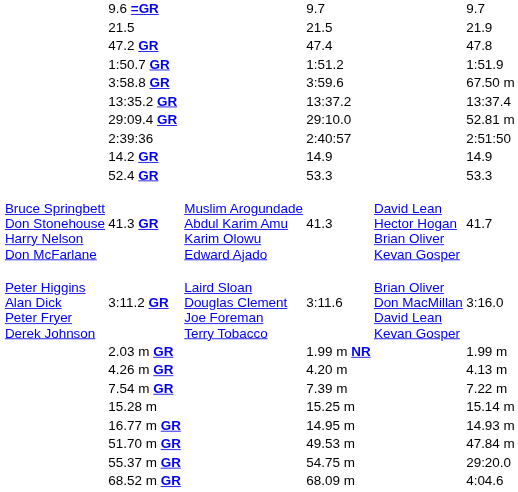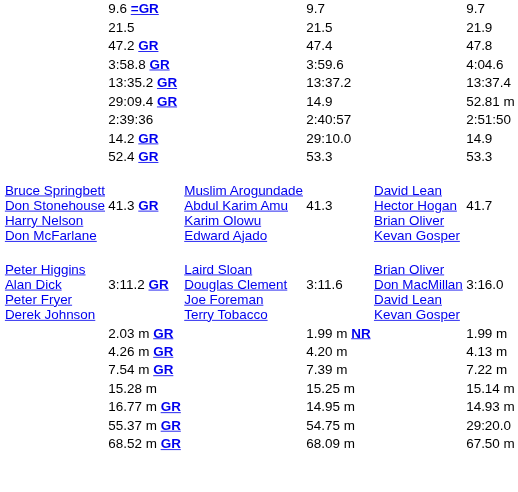- row: (139, 64)
(490, 83) 67.50 m -> (485, 64) 4:04.6
(329, 120) 29:10.0 -> (319, 101) 14.9
(319, 156) 14.9 -> (329, 138) 29:10.0
- row: (145, 444)
(485, 481) 4:04.6 -> (490, 444) 67.50 m
